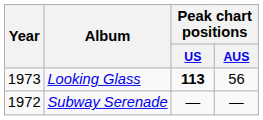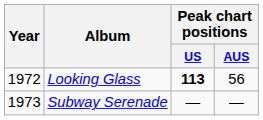(24, 79) 1973 -> (24, 79) 1972
(24, 102) 1972 -> (24, 102) 1973
